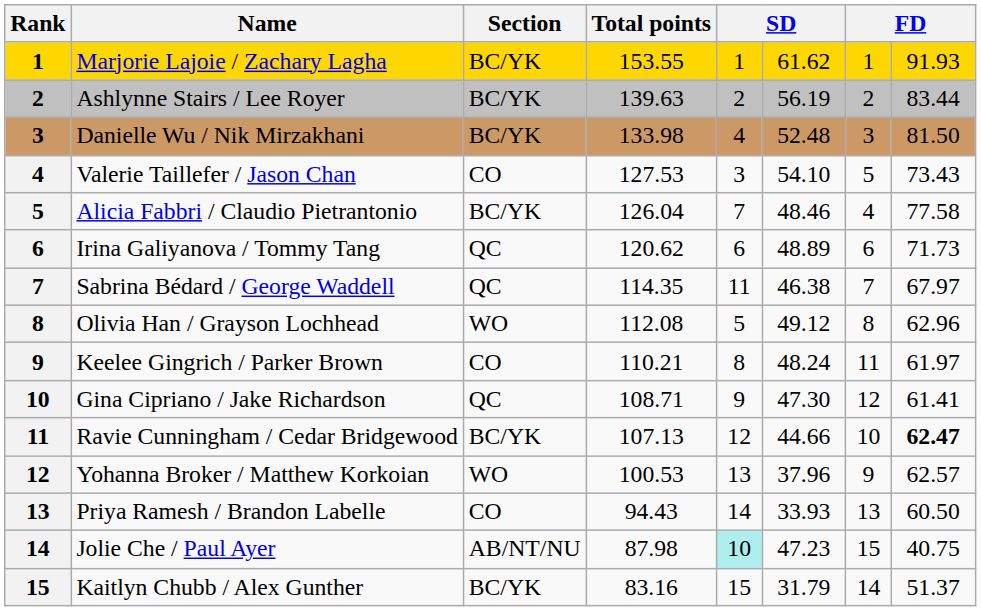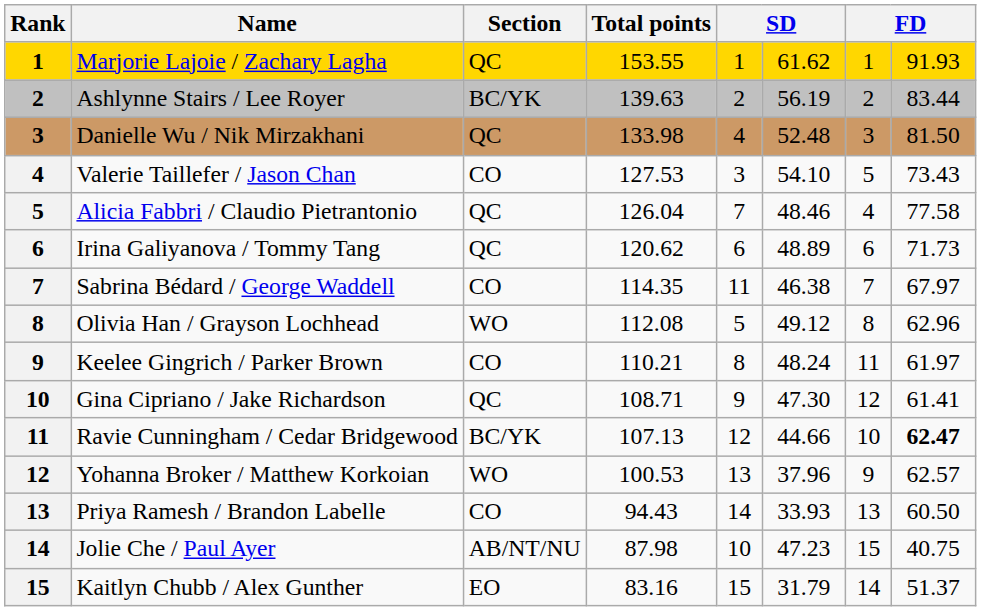(505, 60) BC/YK -> (485, 60) QC
(505, 135) BC/YK -> (485, 135) QC
(505, 211) BC/YK -> (485, 211) QC
(485, 286) QC -> (485, 286) CO
(739, 549) paleturquoise background -> (739, 549) no background
(505, 586) BC/YK -> (485, 586) EO
